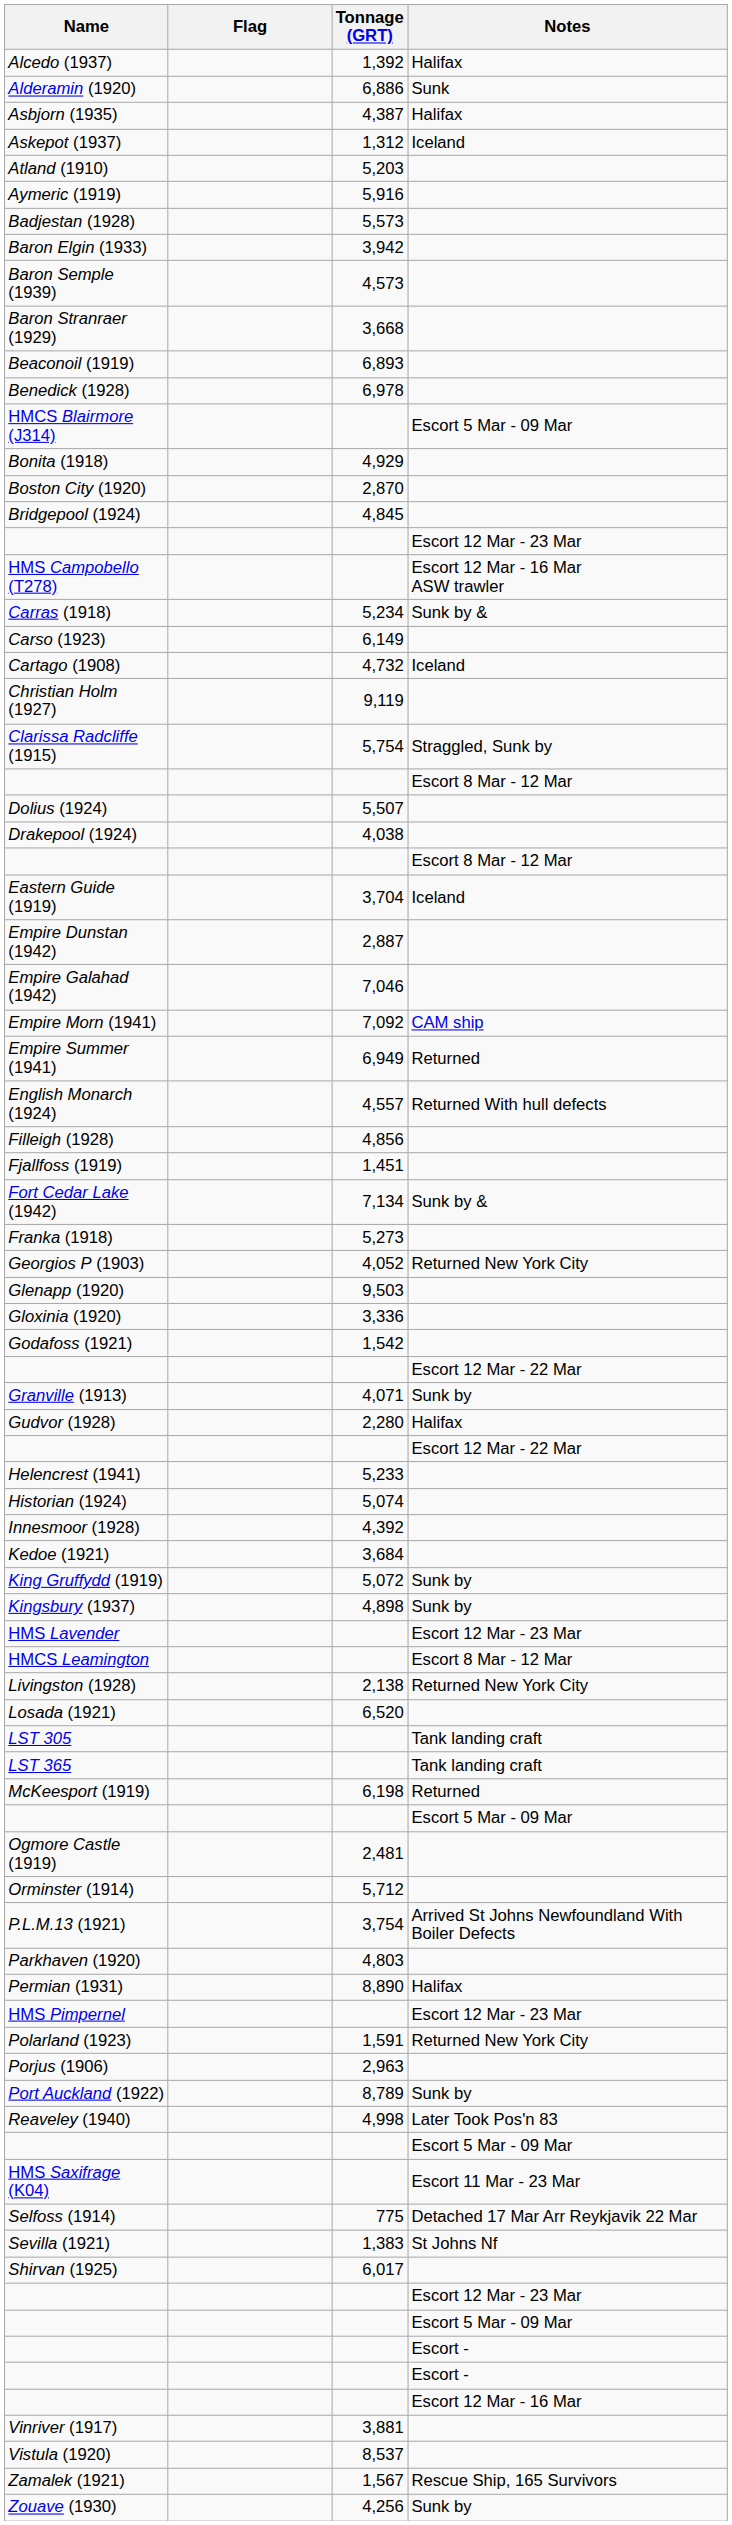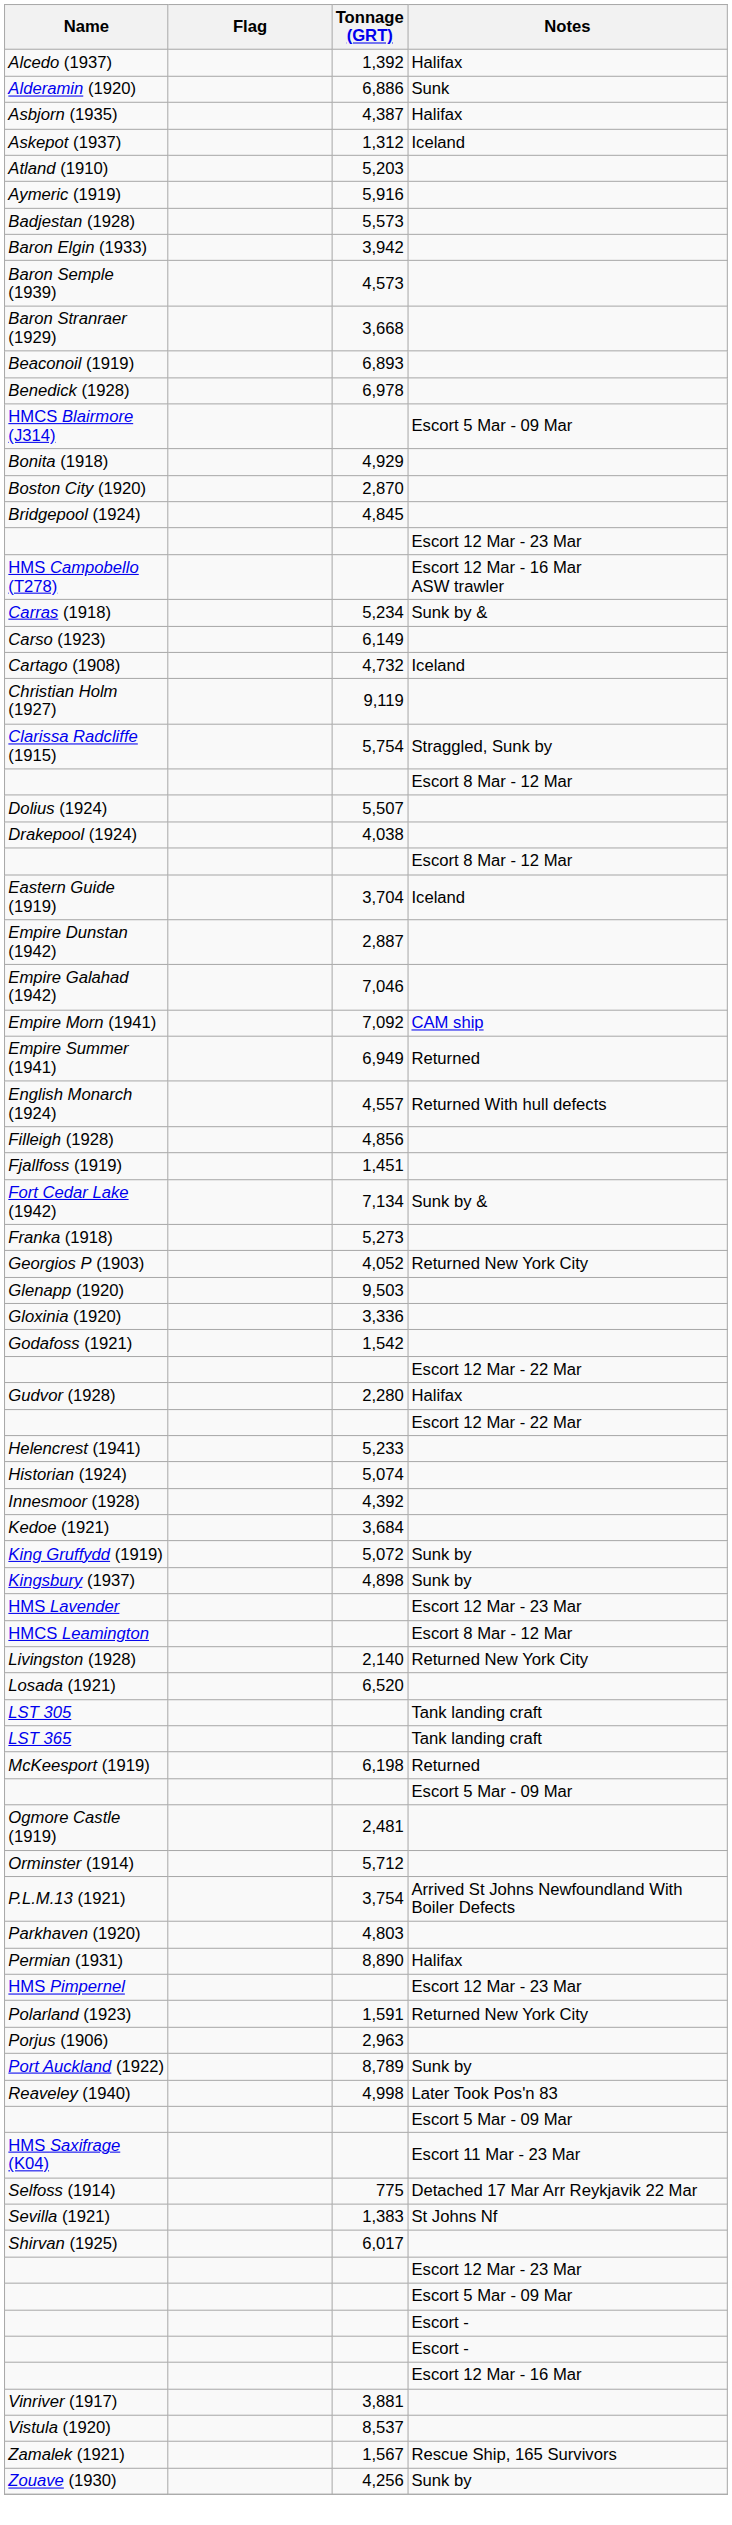- row: (68, 1395)
(383, 1686) 2,138 -> (383, 1659) 2,140
